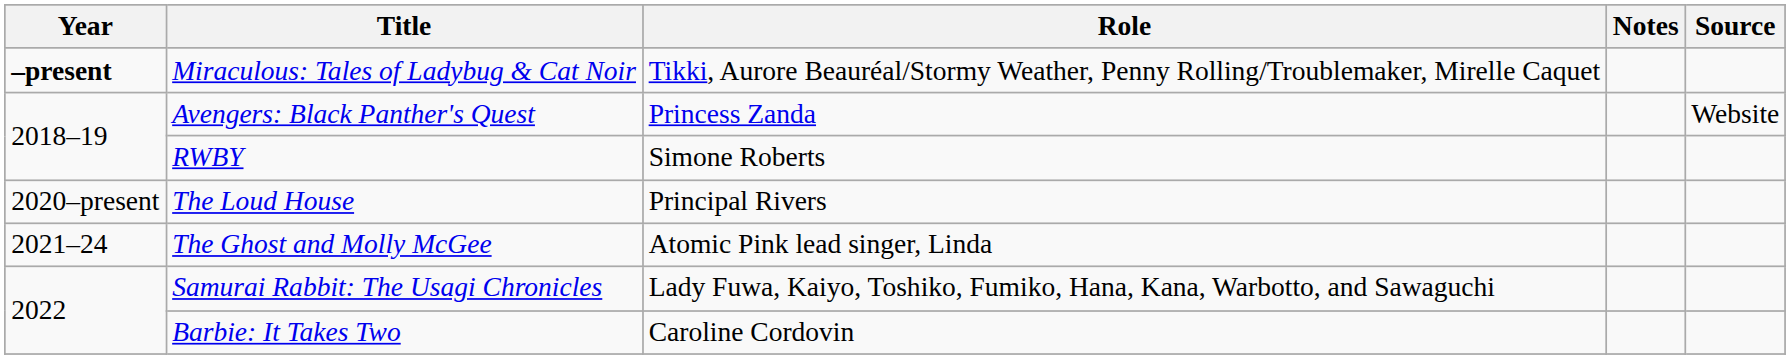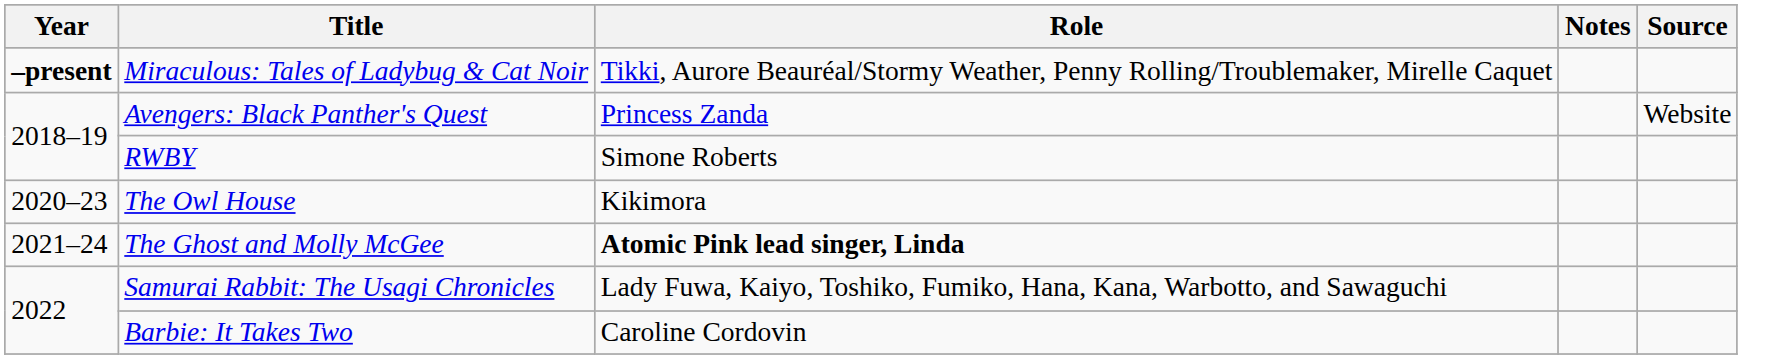- row: (263, 200)
+ row: (210, 200)
(820, 244) normal -> (783, 244) bold
